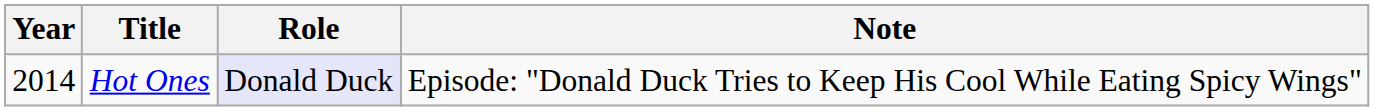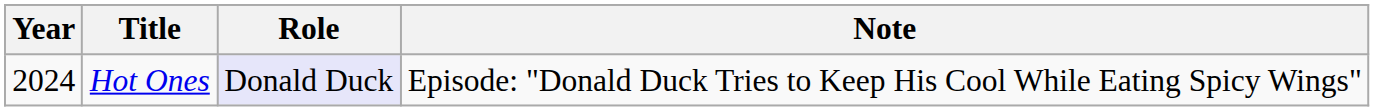(44, 79) 2014 -> (44, 79) 2024
